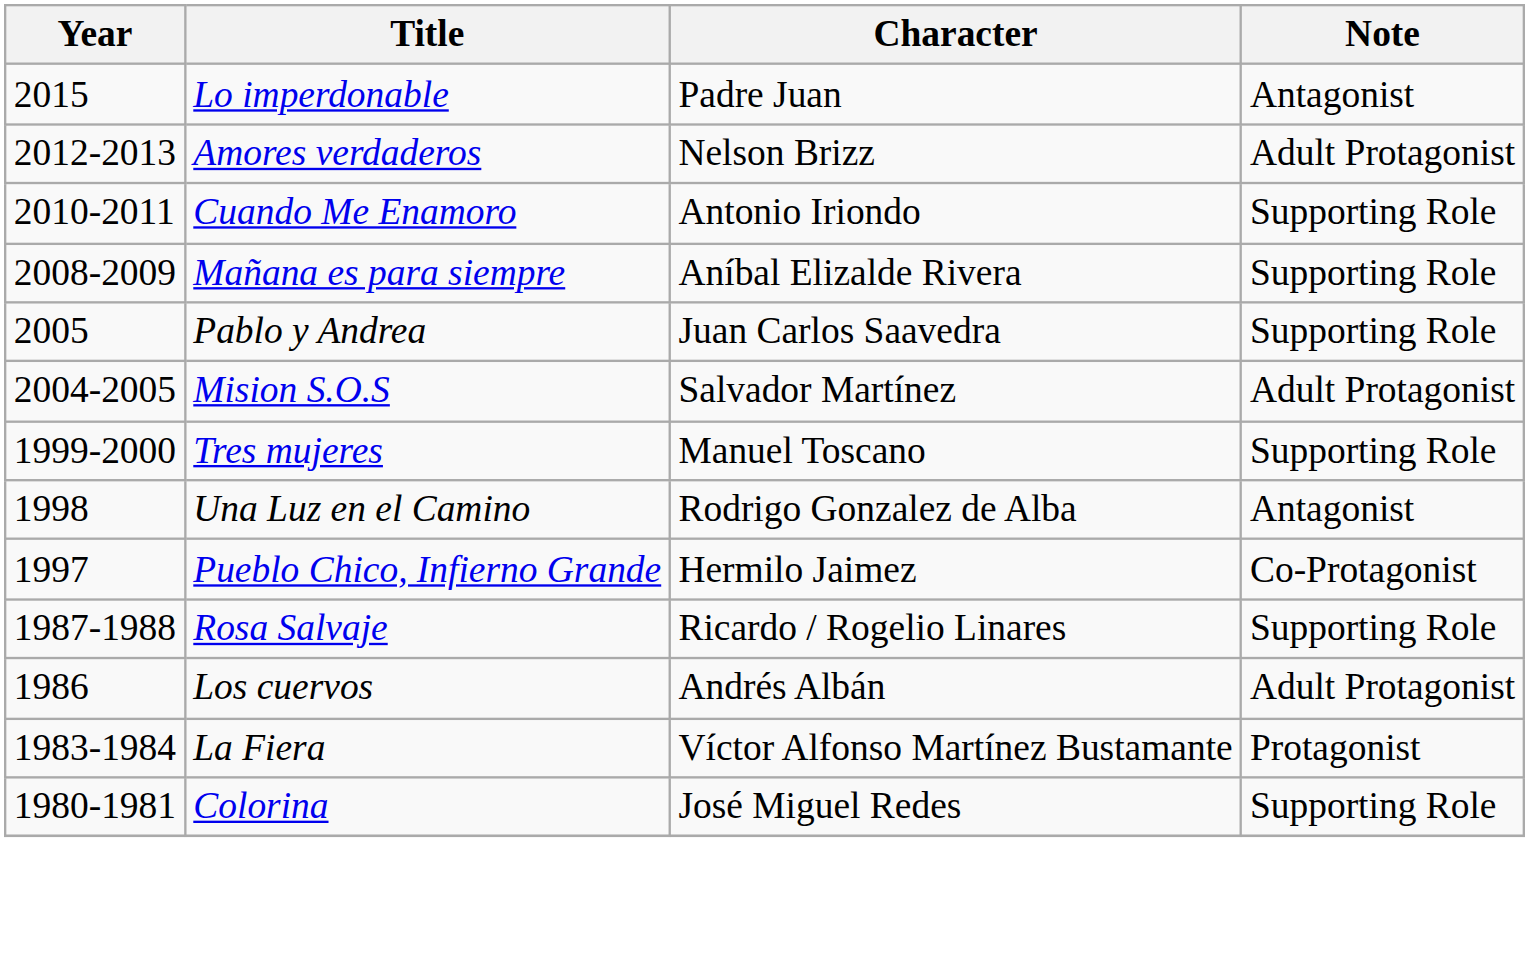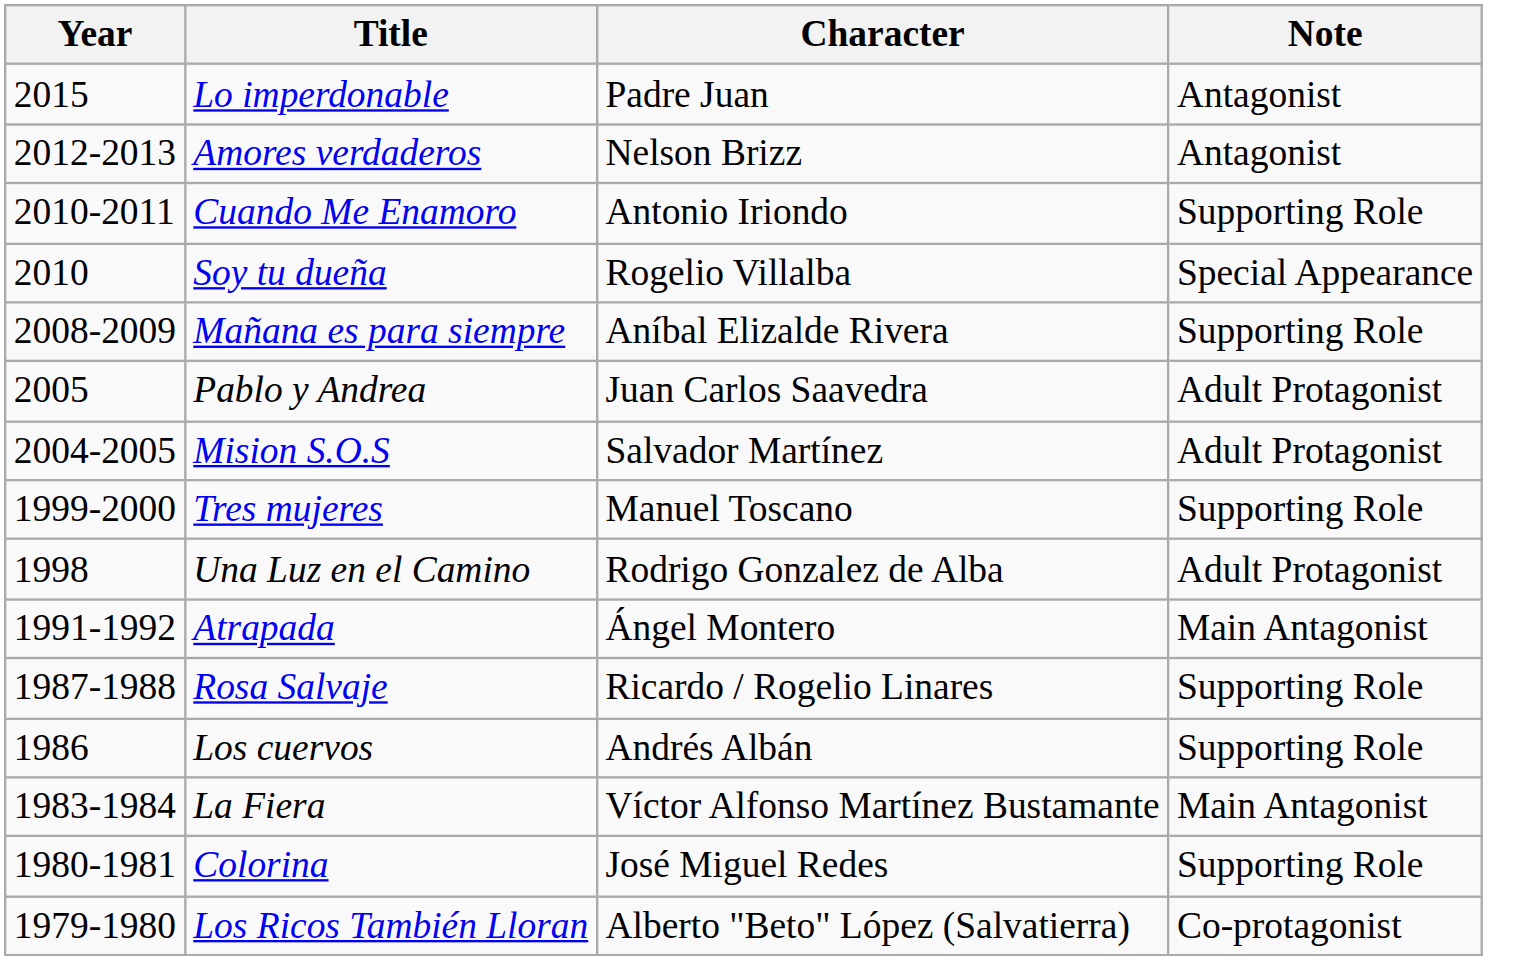(1383, 152) Adult Protagonist -> (1259, 152) Antagonist
+ row: (290, 271)
(1373, 331) Supporting Role -> (1310, 390) Adult Protagonist
(1332, 509) Antagonist -> (1310, 568) Adult Protagonist
- row: (427, 568)
+ row: (264, 627)
(1383, 687) Adult Protagonist -> (1300, 746) Supporting Role
(1335, 746) Protagonist -> (1302, 806) Main Antagonist
+ row: (391, 924)
